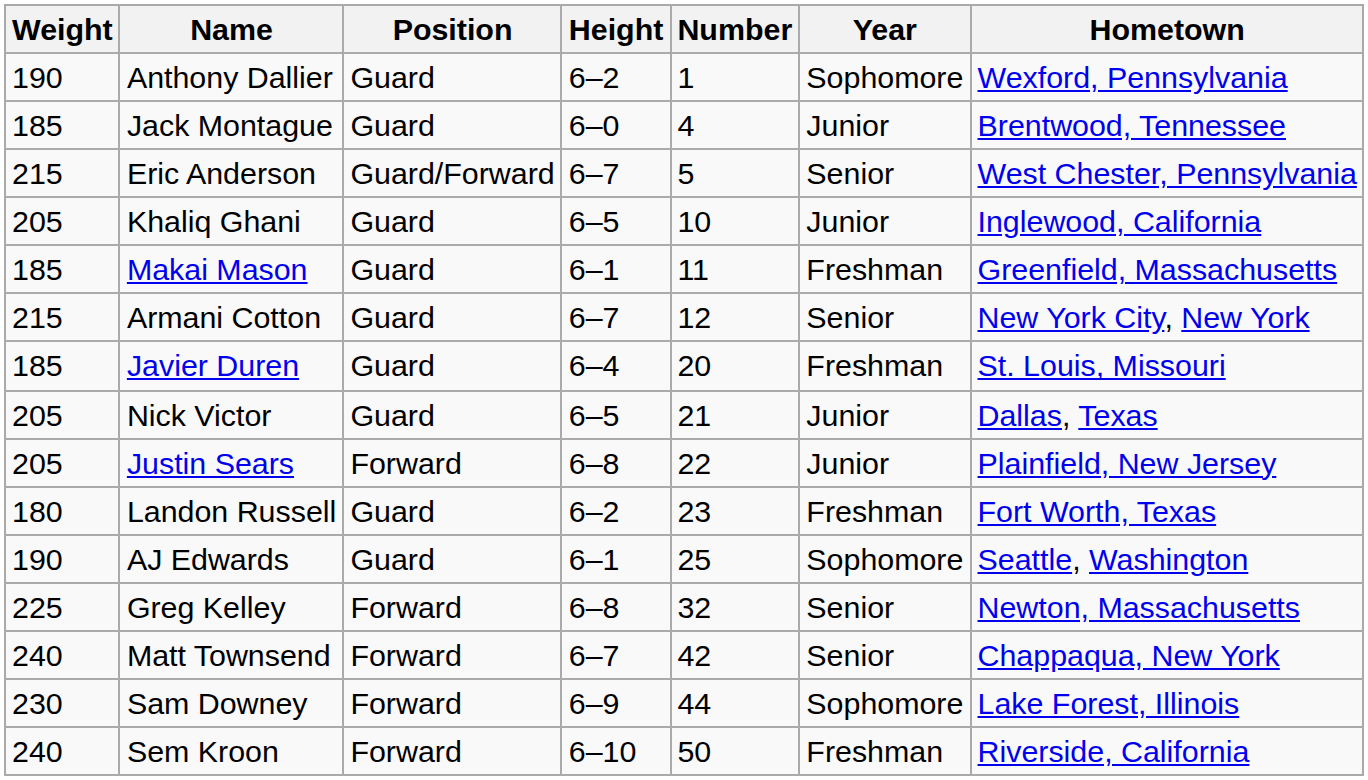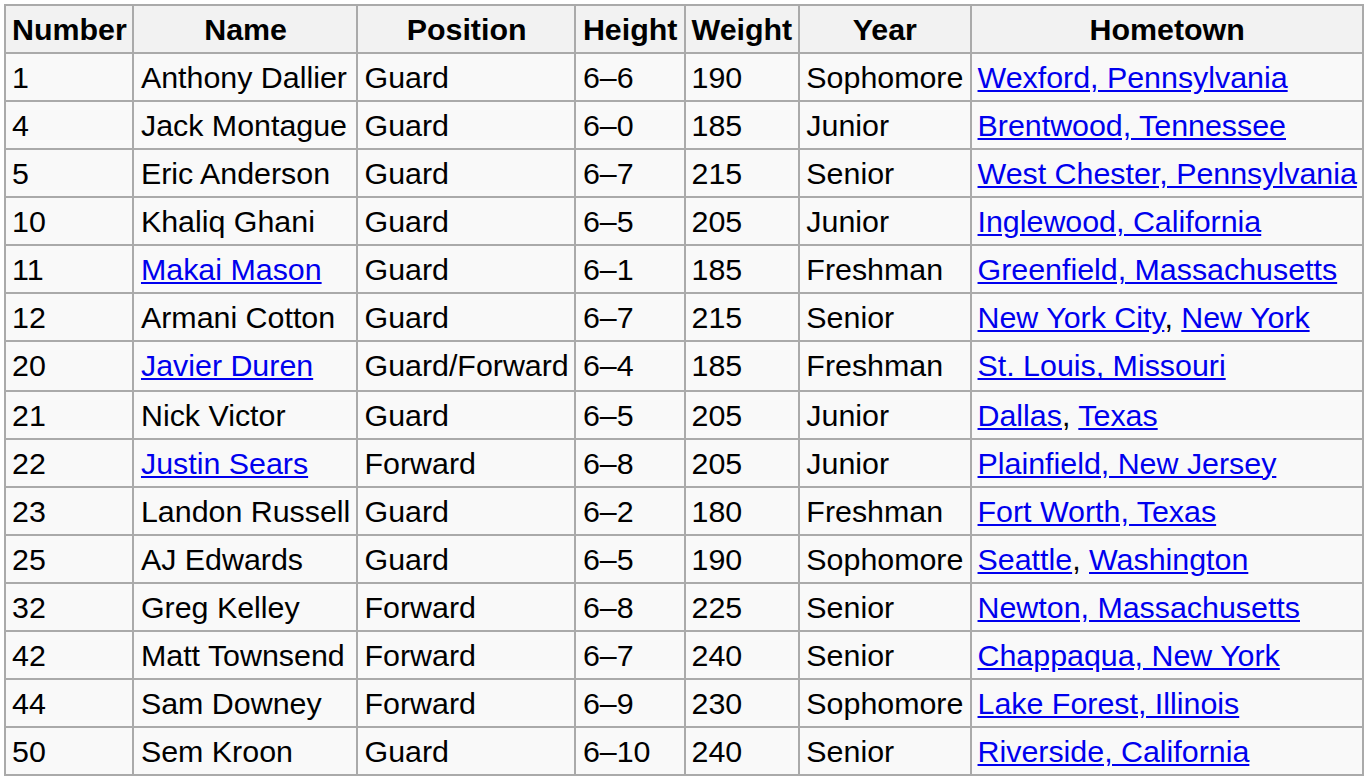columns swapped: (735, 29) <-> (62, 29)
(594, 77) 6–2 -> (608, 77) 6–6
(453, 174) Guard/Forward -> (407, 174) Guard
(393, 366) Guard -> (467, 366) Guard/Forward
(594, 559) 6–1 -> (608, 559) 6–5
(406, 751) Forward -> (407, 751) Guard
(875, 751) Freshman -> (850, 751) Senior
